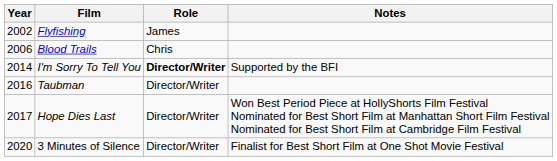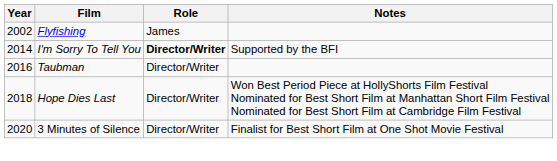- row: (67, 49)
(20, 116) 2017 -> (20, 98) 2018
